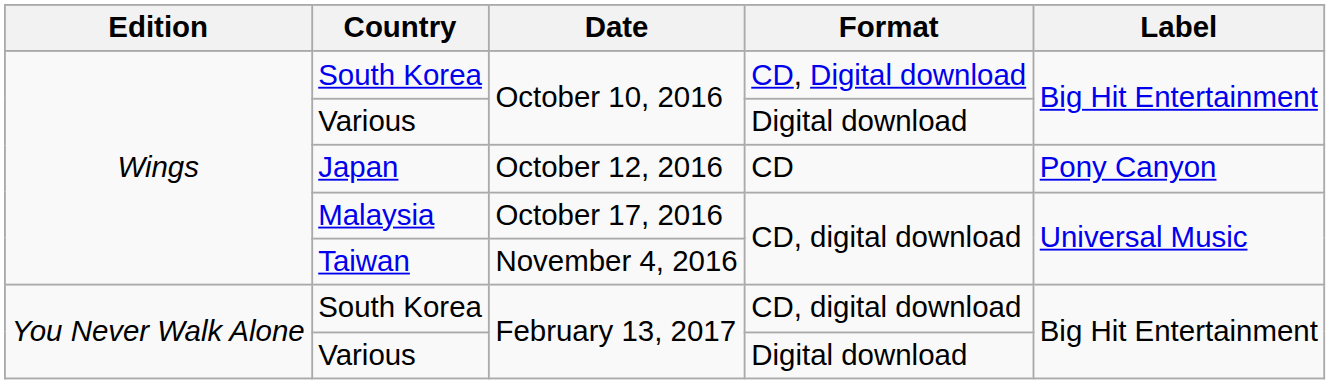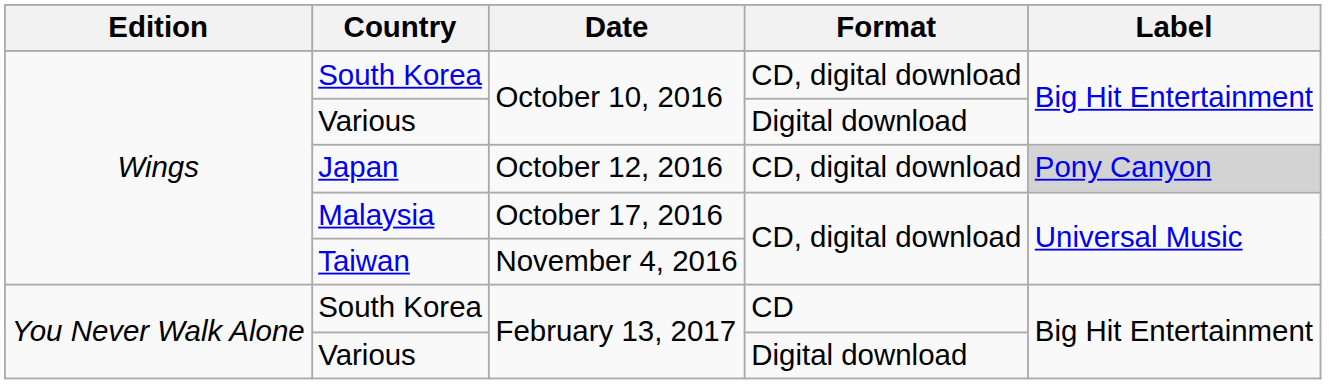(889, 74) CD, Digital download -> (886, 74) CD, digital download
(773, 167) CD -> (886, 167) CD, digital download
(1128, 167) no background -> (1123, 167) lightgrey background
(886, 307) CD, digital download -> (773, 307) CD
